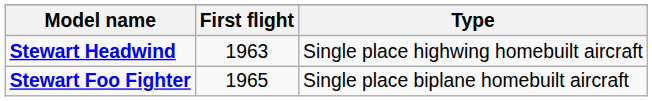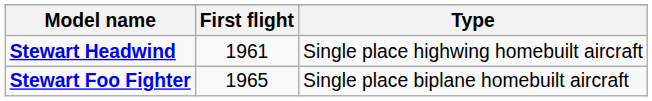(247, 50) 1963 -> (247, 50) 1961
